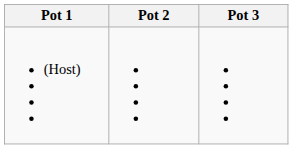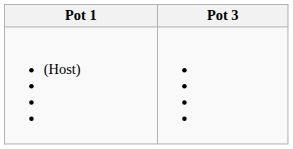- column: (154, 15)
